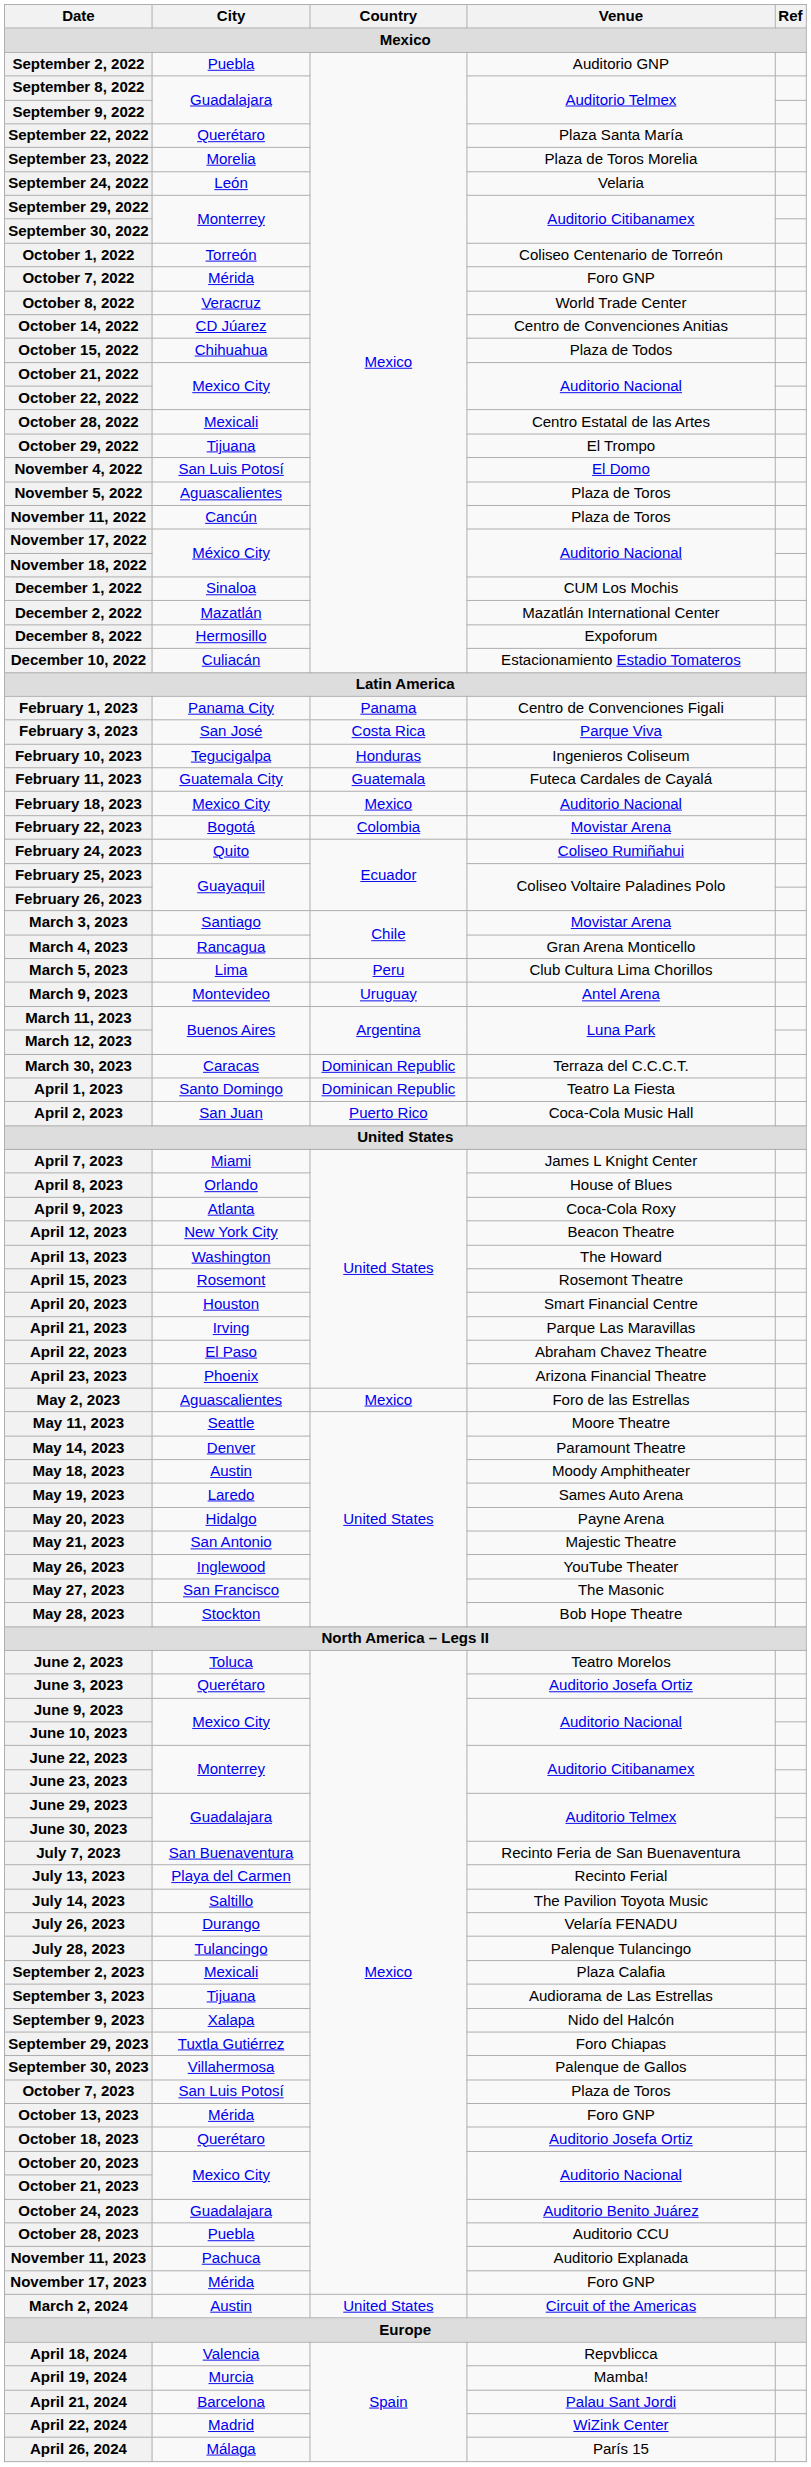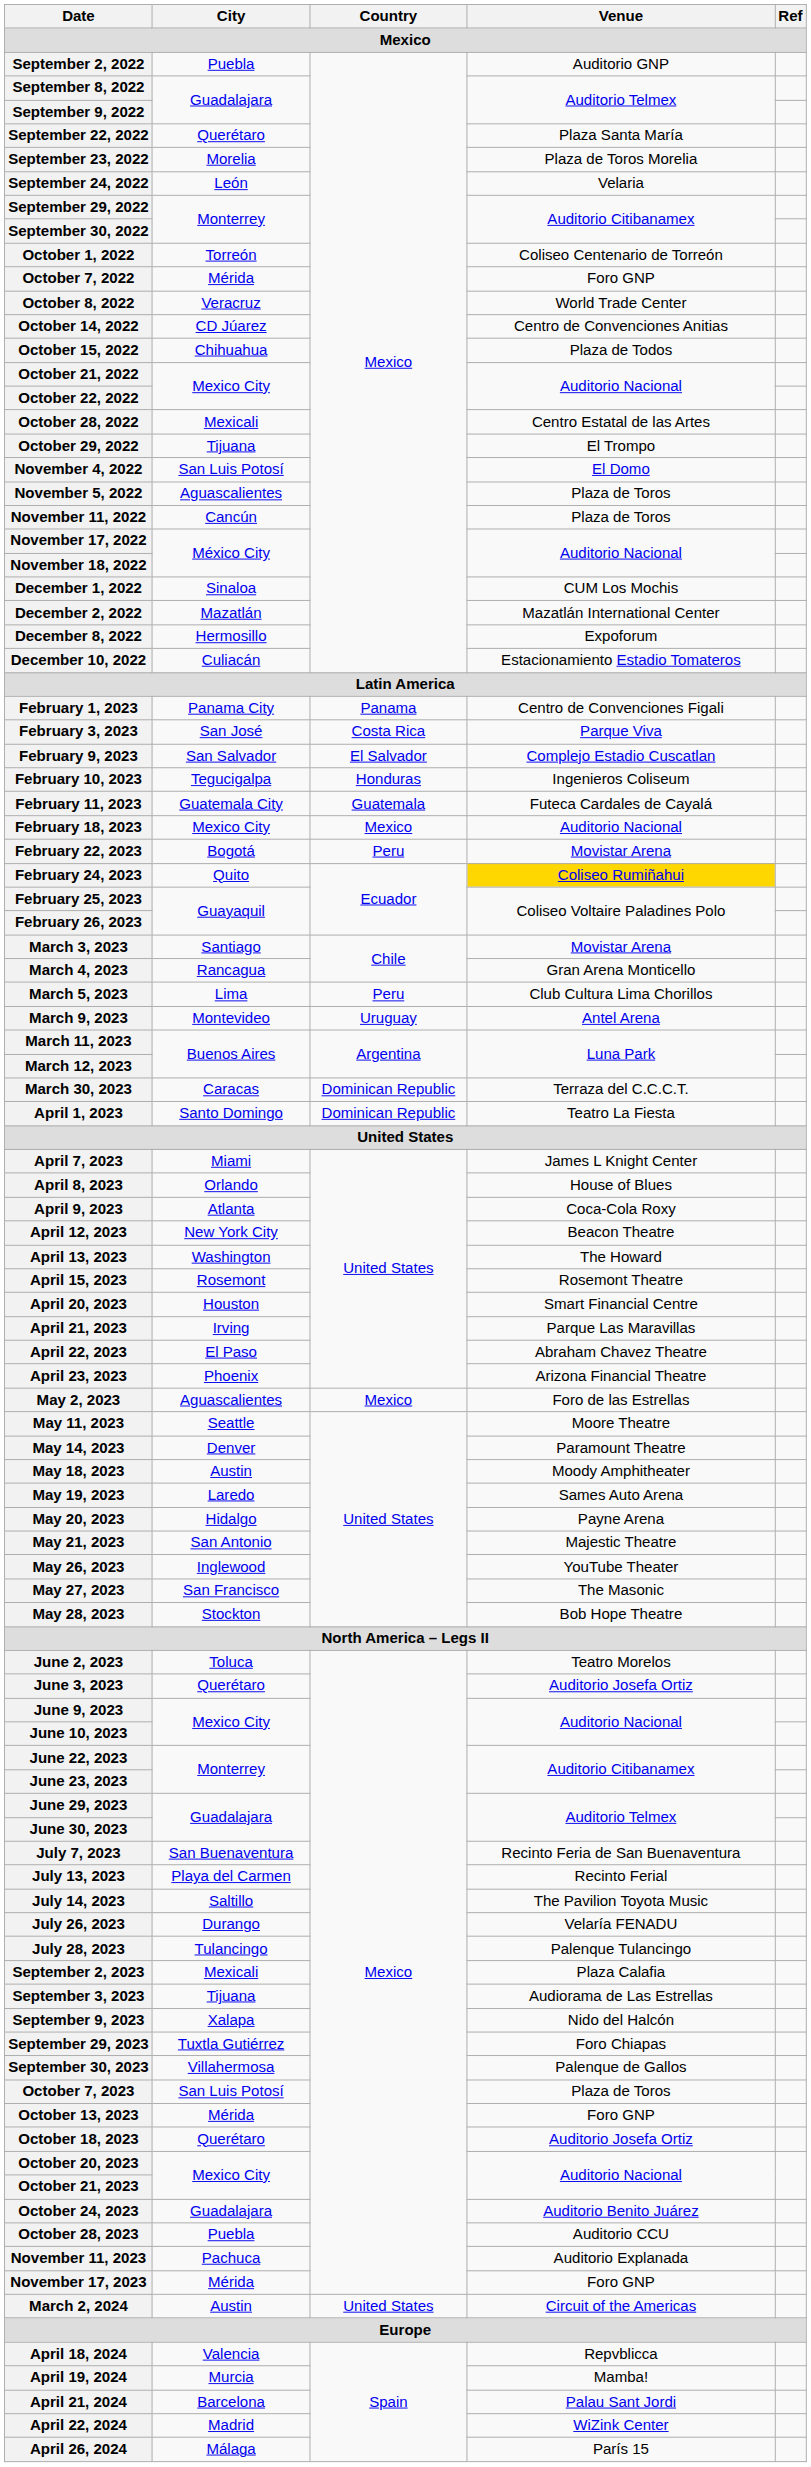+ row: (78, 755)
(388, 827) Colombia -> (388, 851) Peru
(621, 851) no background -> (621, 875) gold background
- row: (78, 1113)
